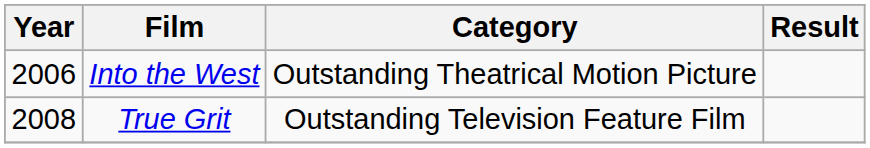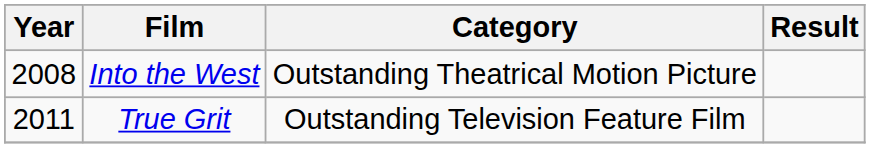(44, 73) 2006 -> (44, 73) 2008
(44, 119) 2008 -> (44, 119) 2011
